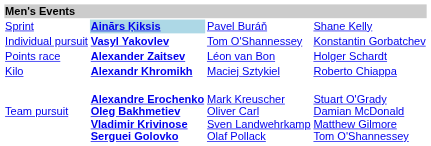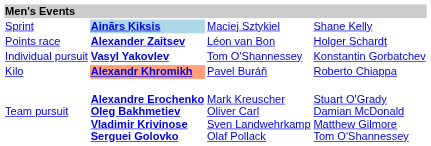(237, 26) Pavel Buráň -> (243, 26) Maciej Sztykiel
rows swapped: (33, 56) <-> (46, 41)
(142, 72) no background -> (142, 72) lightsalmon background
(243, 72) Maciej Sztykiel -> (237, 72) Pavel Buráň
